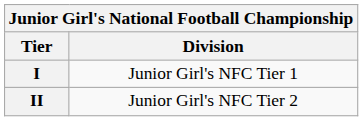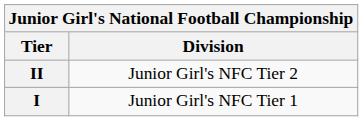rows swapped: (37, 73) <-> (37, 101)
